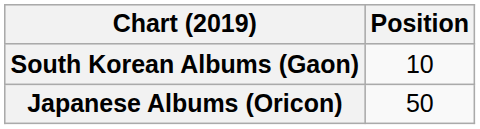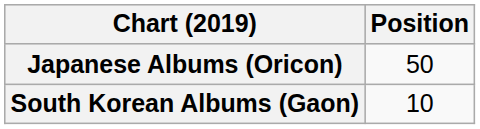rows swapped: (185, 103) <-> (185, 63)
